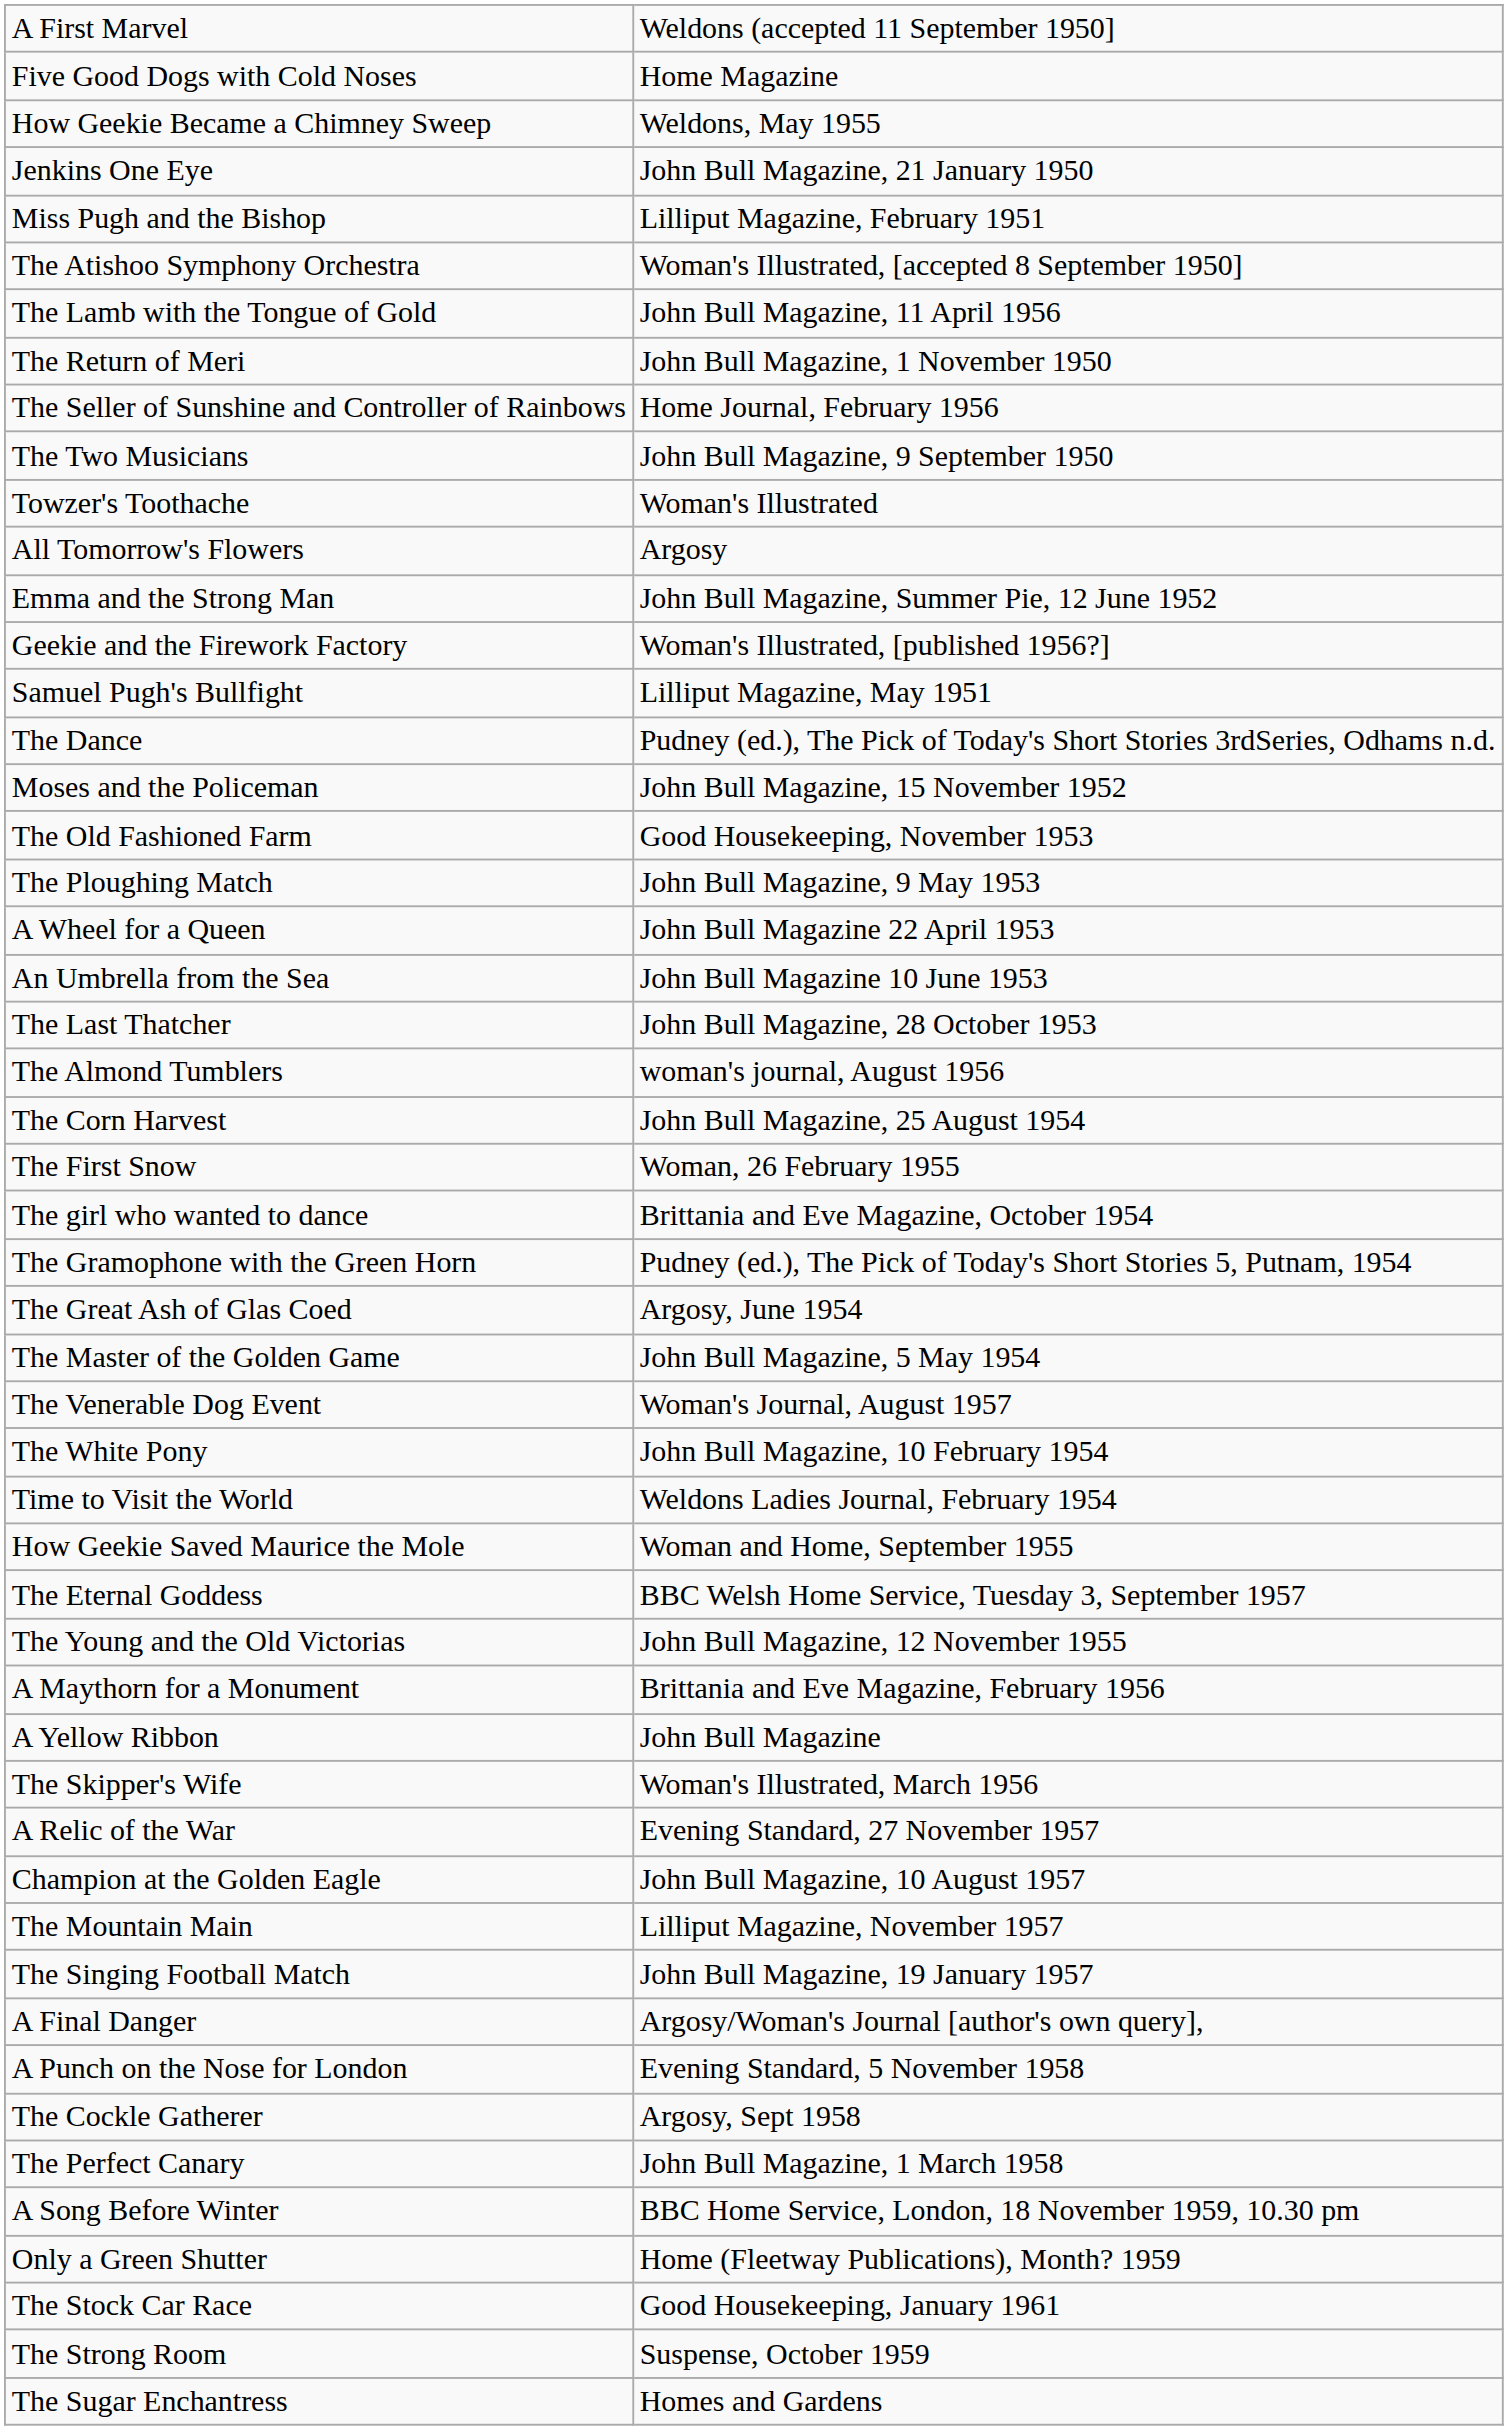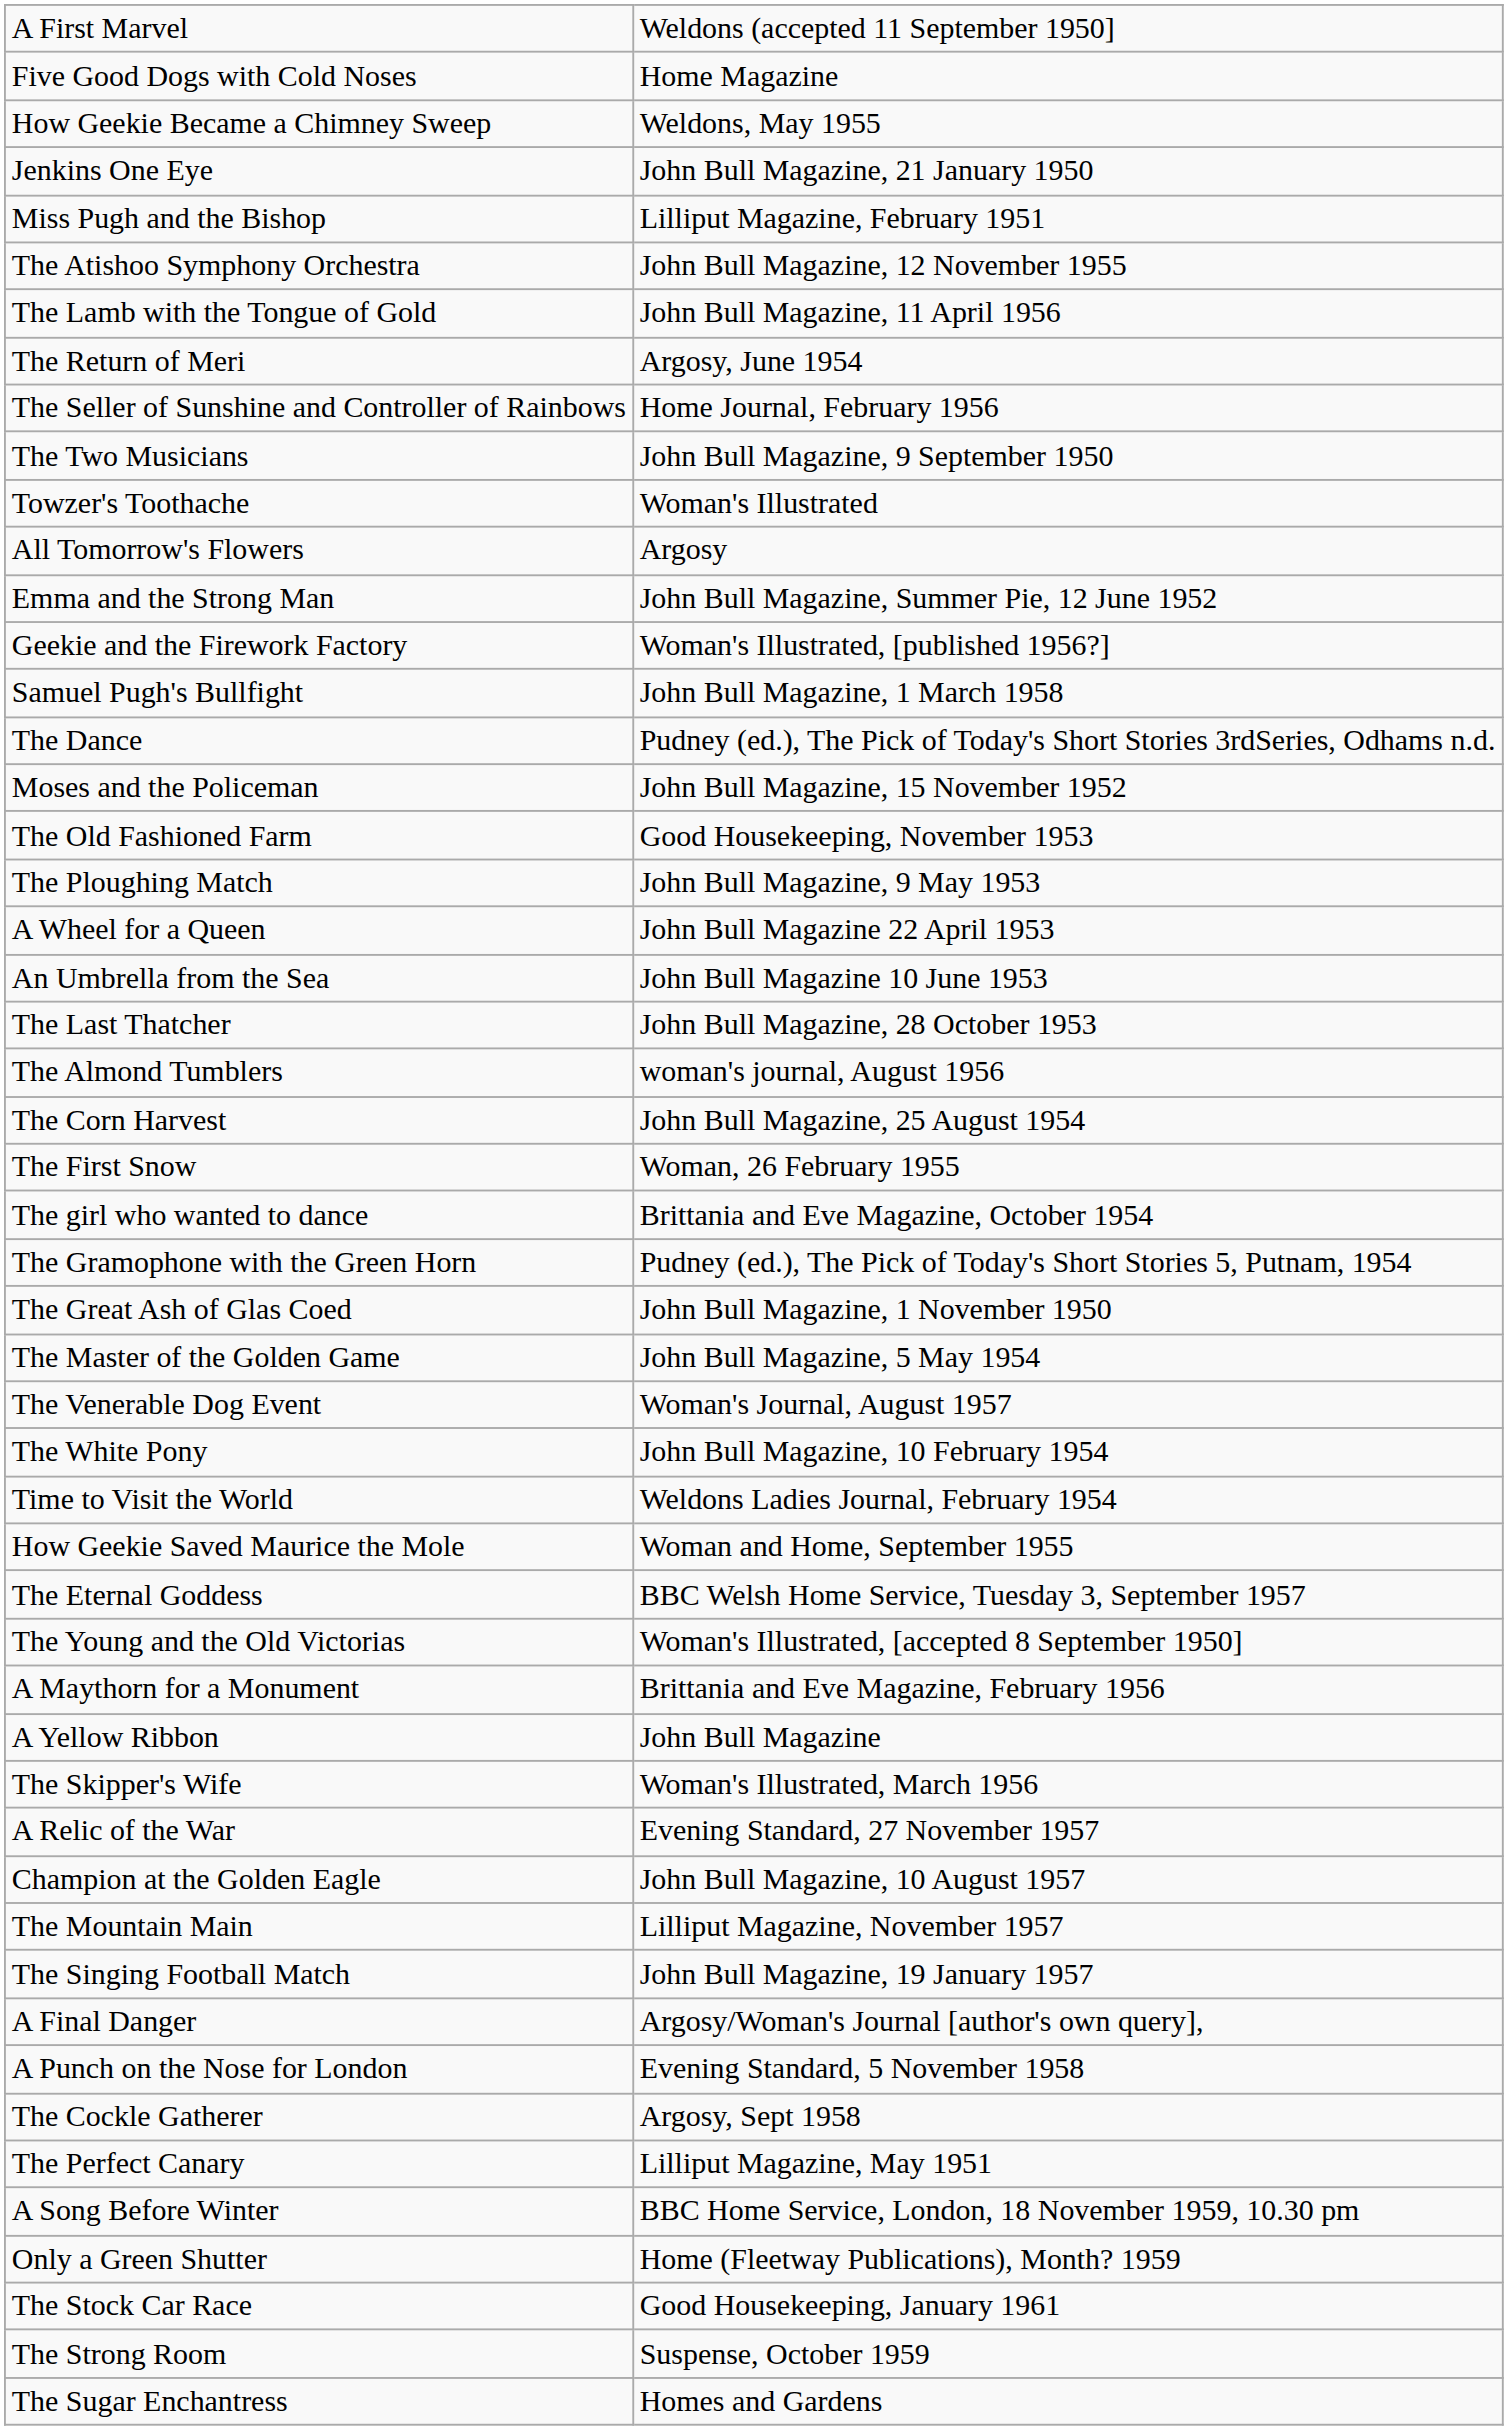(941, 265) Woman's Illustrated, [accepted 8 September 1950] -> (883, 265) John Bull Magazine, 12 November 1955
(876, 360) John Bull Magazine, 1 November 1950 -> (751, 360) Argosy, June 1954
(816, 692) Lilliput Magazine, May 1951 -> (852, 692) John Bull Magazine, 1 March 1958
(751, 1309) Argosy, June 1954 -> (876, 1309) John Bull Magazine, 1 November 1950
(883, 1641) John Bull Magazine, 12 November 1955 -> (941, 1641) Woman's Illustrated, [accepted 8 September 1950]
(852, 2163) John Bull Magazine, 1 March 1958 -> (816, 2163) Lilliput Magazine, May 1951
